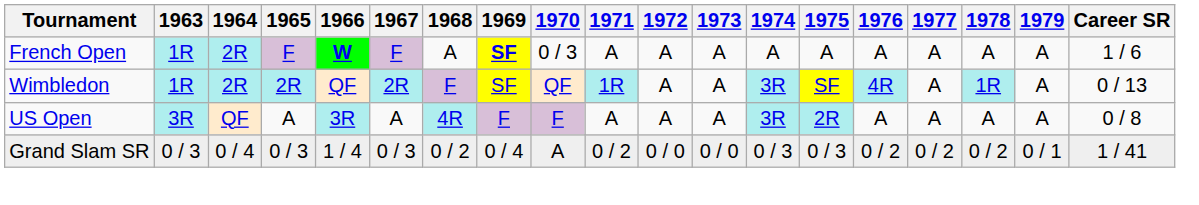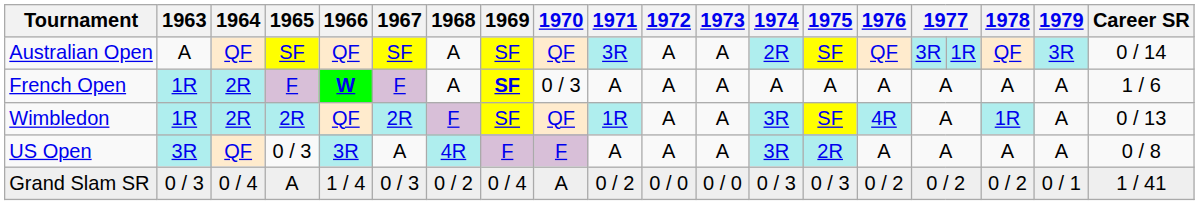+ row: (81, 52)
(289, 117) A -> (292, 150) 0 / 3
(289, 150) 0 / 3 -> (292, 182) A
